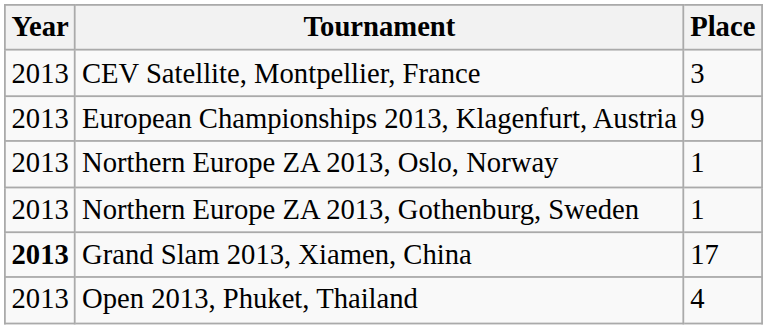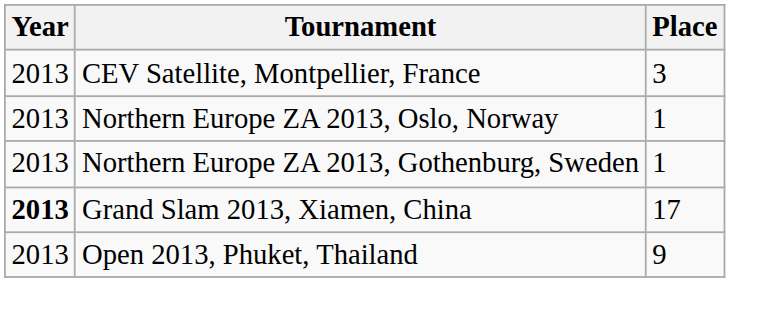- row: (379, 118)
(697, 299) 4 -> (659, 254) 9
